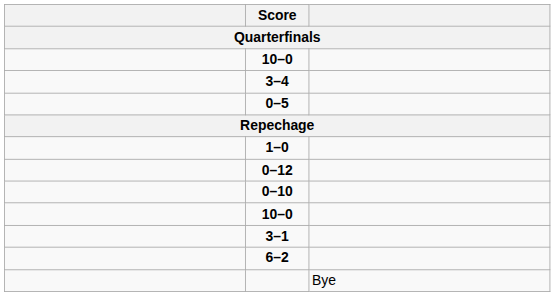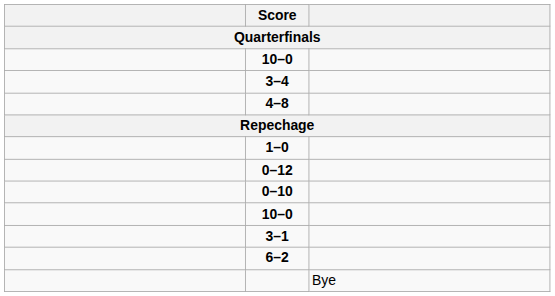+ row: (277, 103)
- row: (277, 103)
